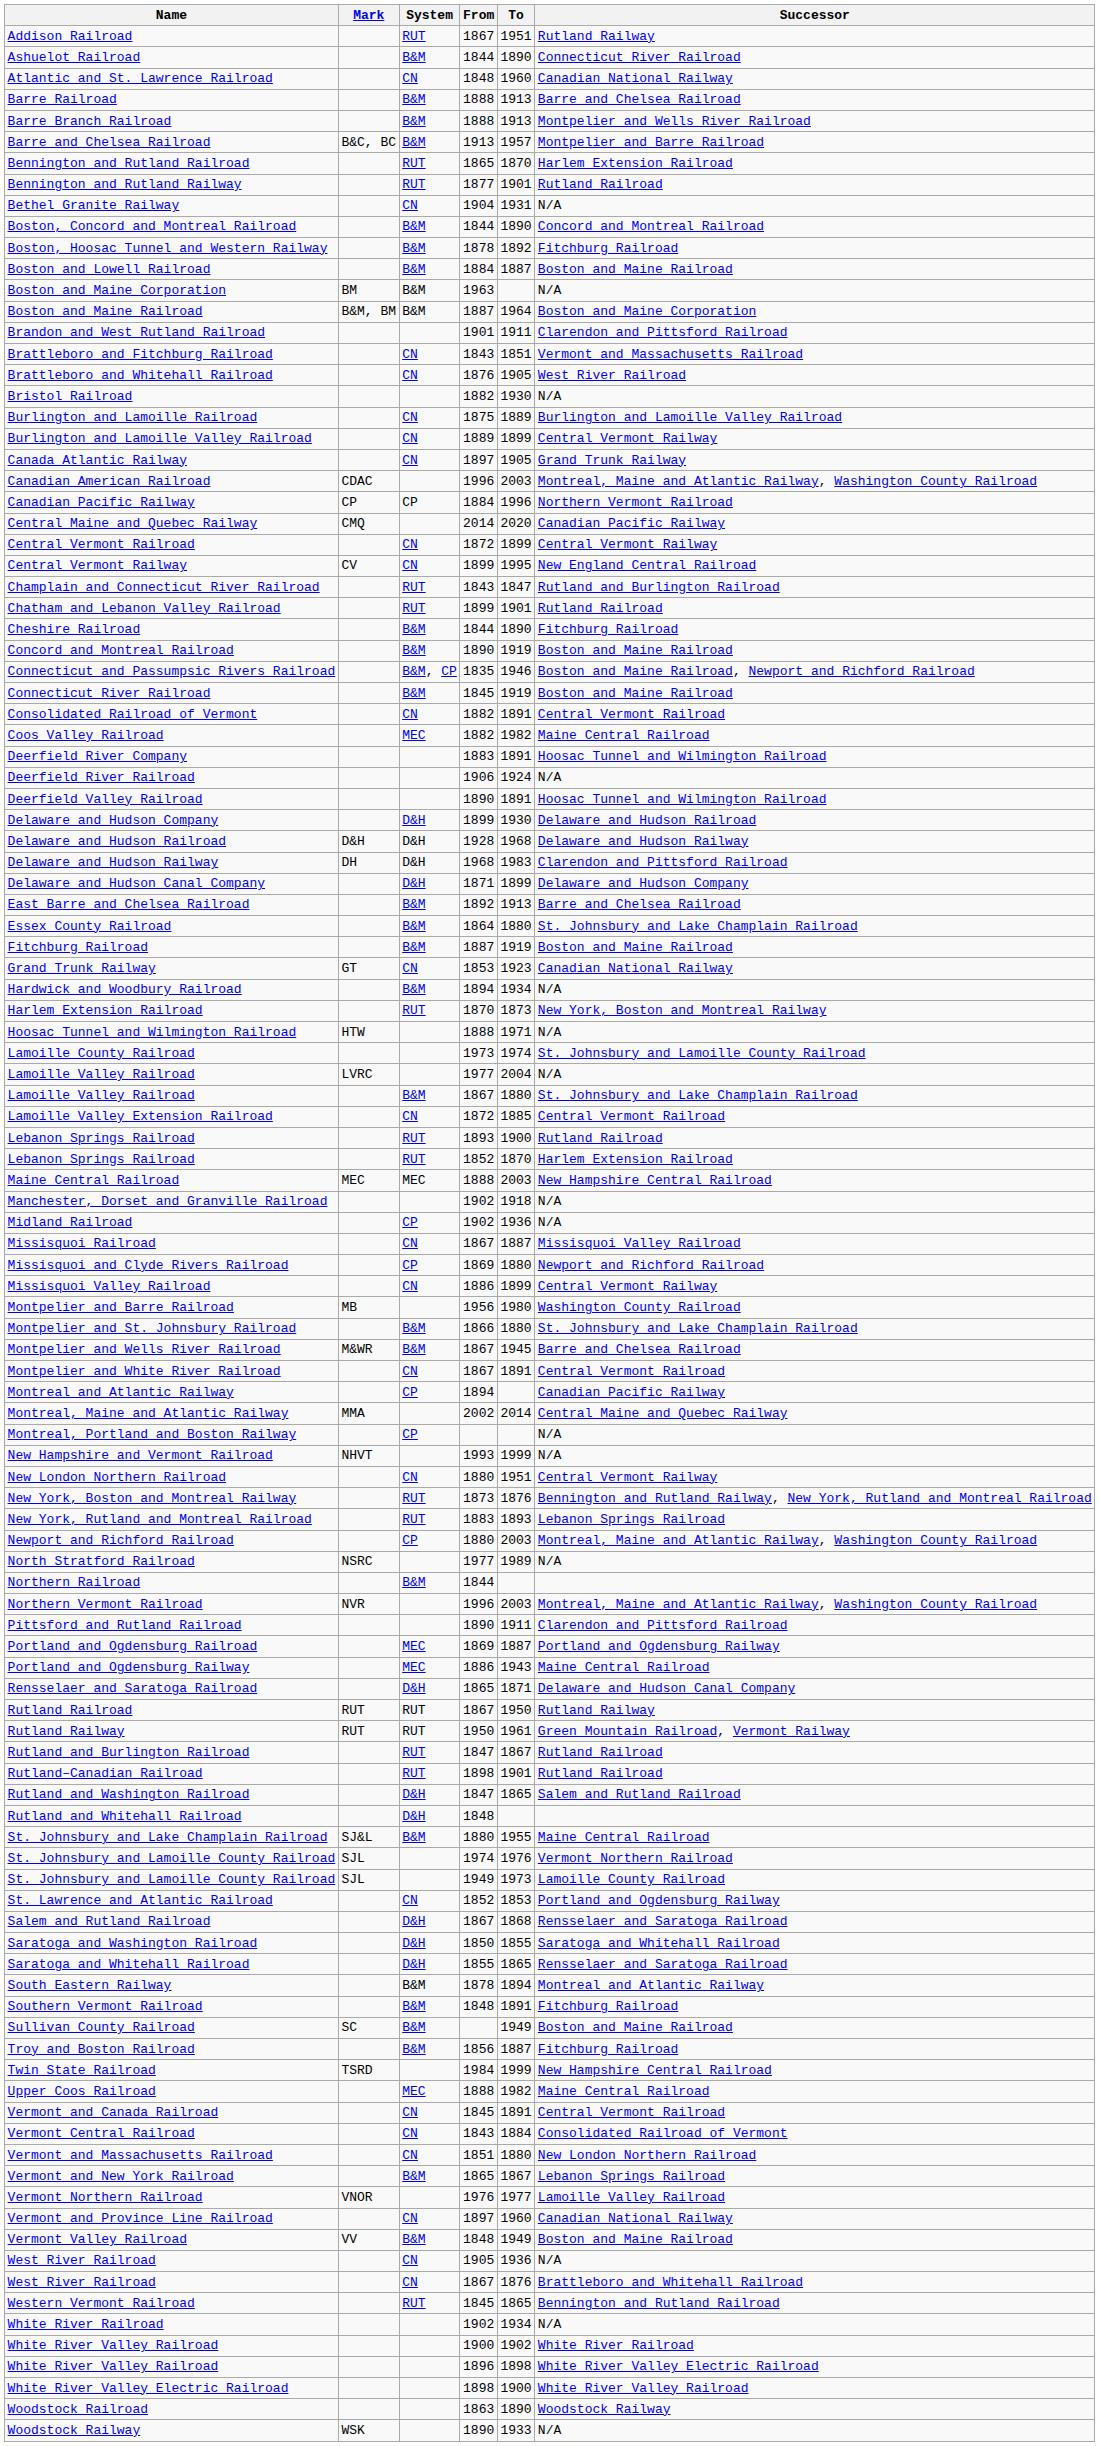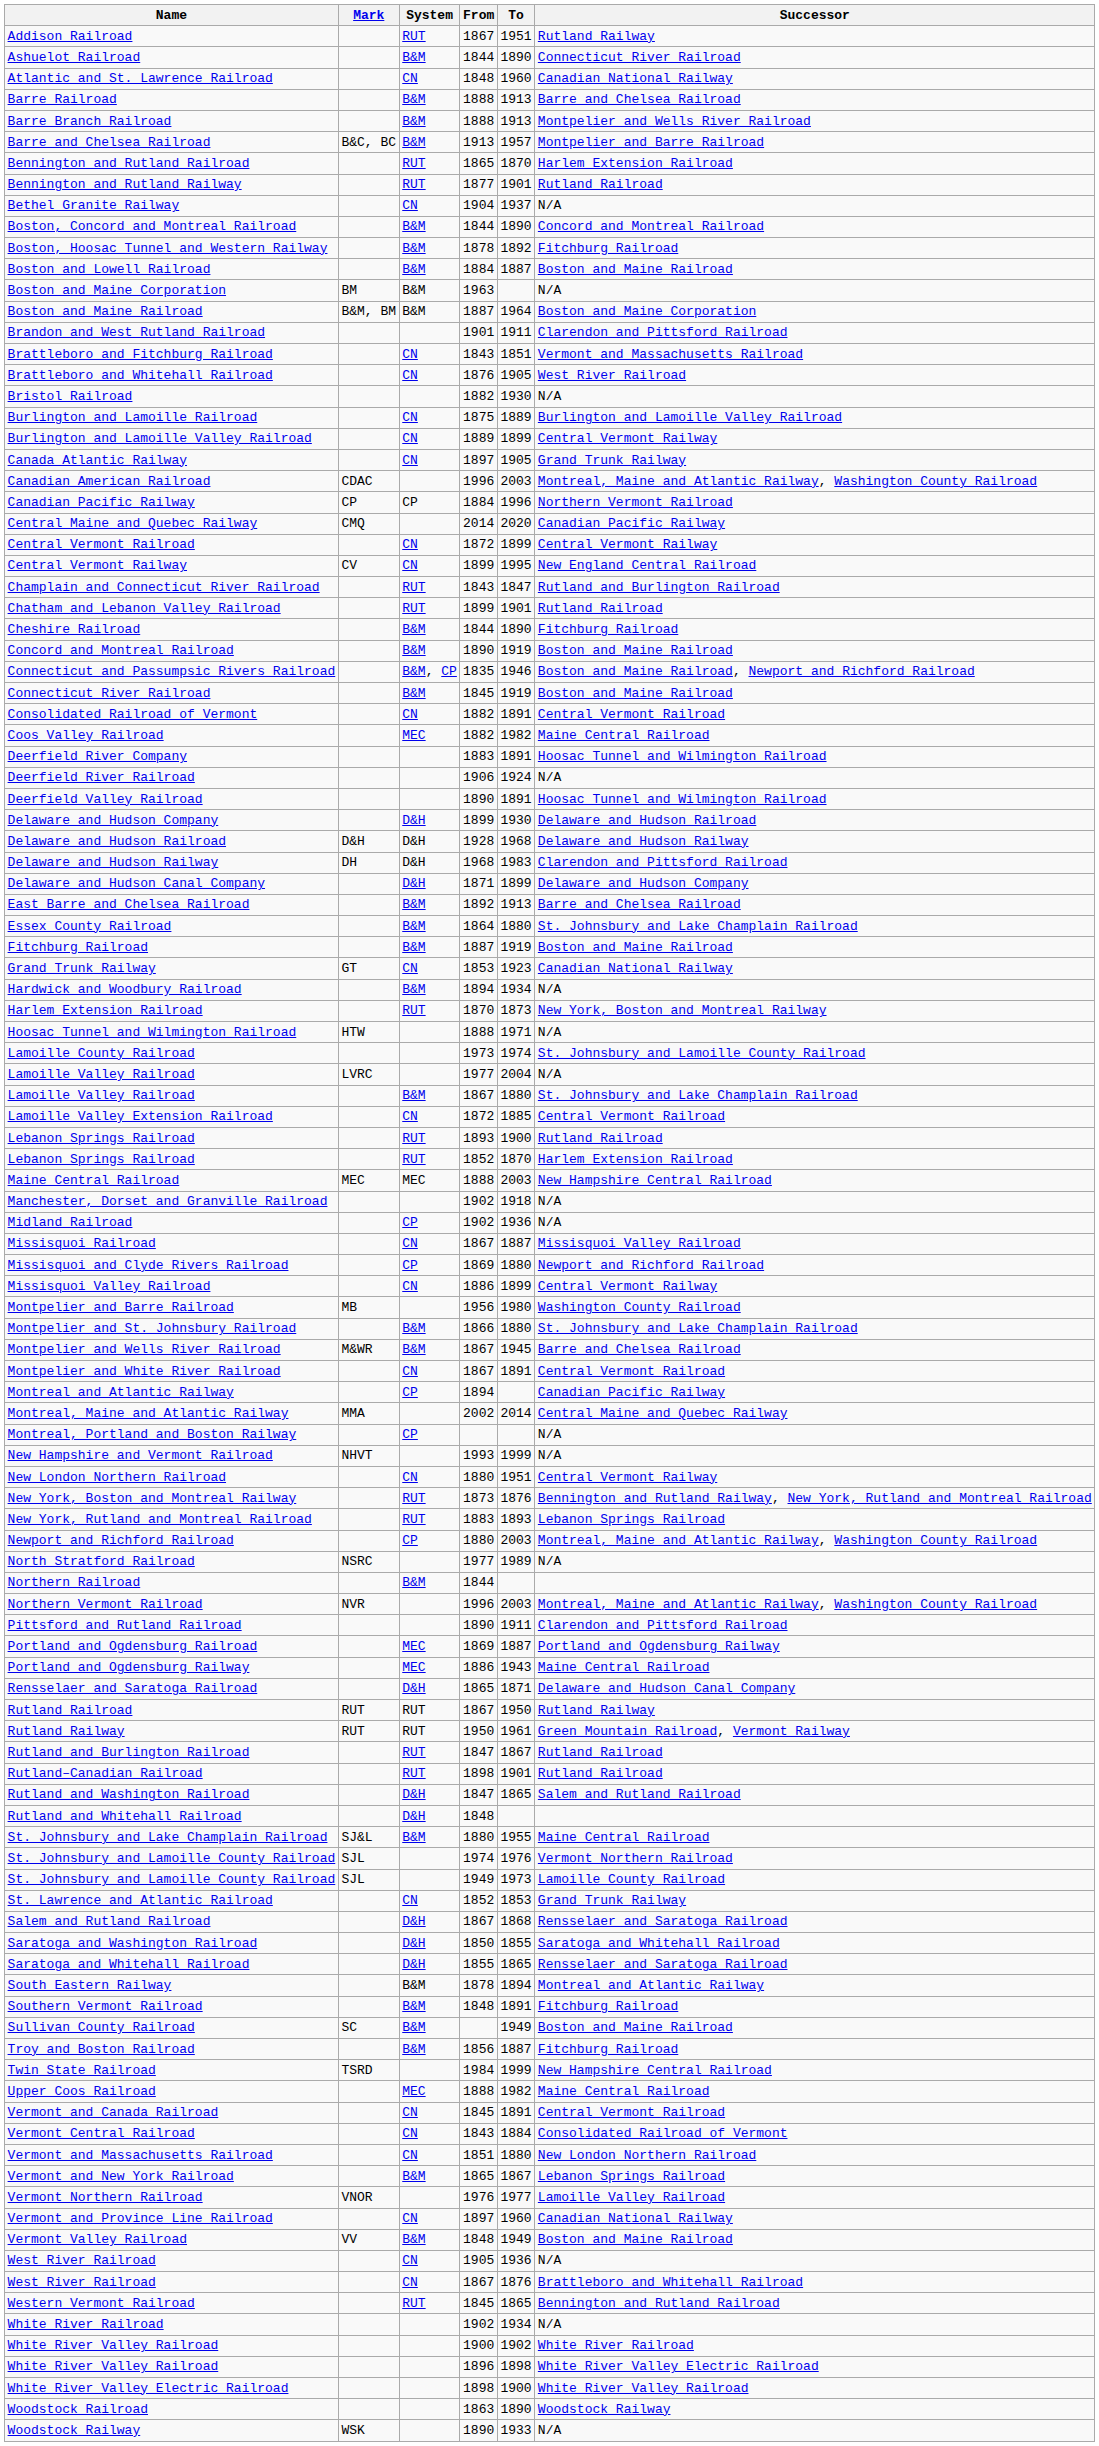(516, 206) 1931 -> (516, 206) 1937
(659, 1901) Portland and Ogdensburg Railway -> (612, 1901) Grand Trunk Railway
